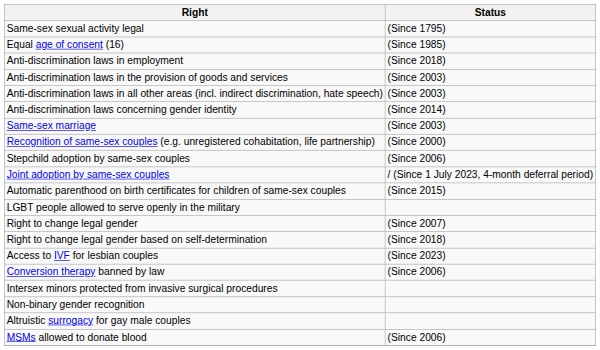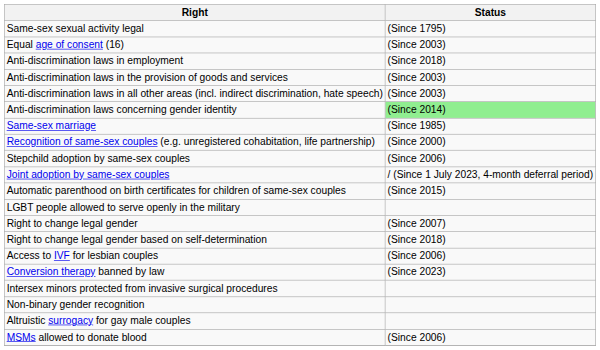(417, 45) (Since 1985) -> (417, 45) (Since 2003)
(417, 110) no background -> (417, 110) lightgreen background
(417, 126) (Since 2003) -> (417, 126) (Since 1985)
(417, 256) (Since 2023) -> (417, 256) (Since 2006)
(417, 272) (Since 2006) -> (417, 272) (Since 2023)
